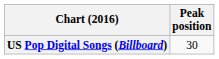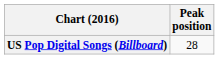(192, 44) 30 -> (192, 44) 28
